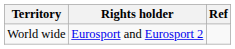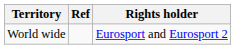columns swapped: (137, 14) <-> (218, 14)
